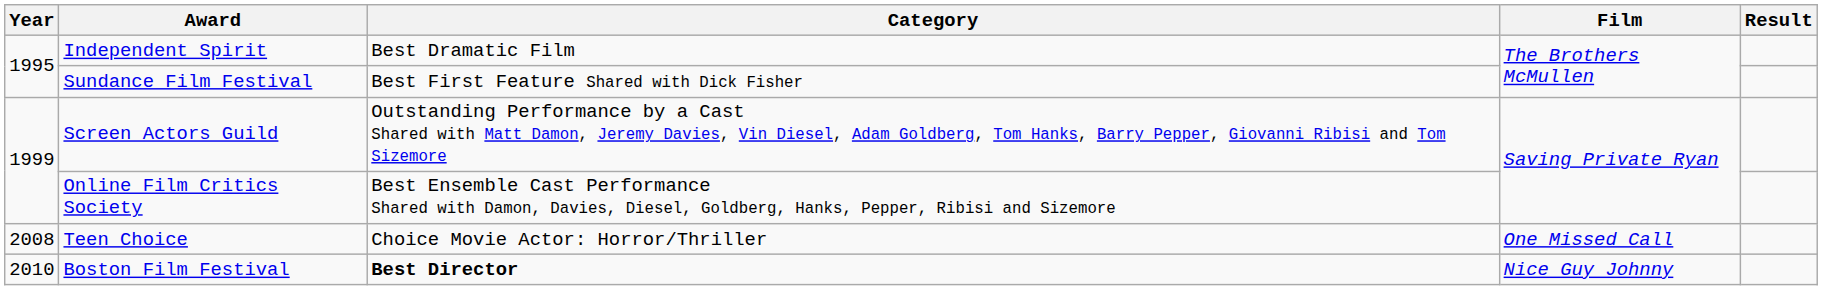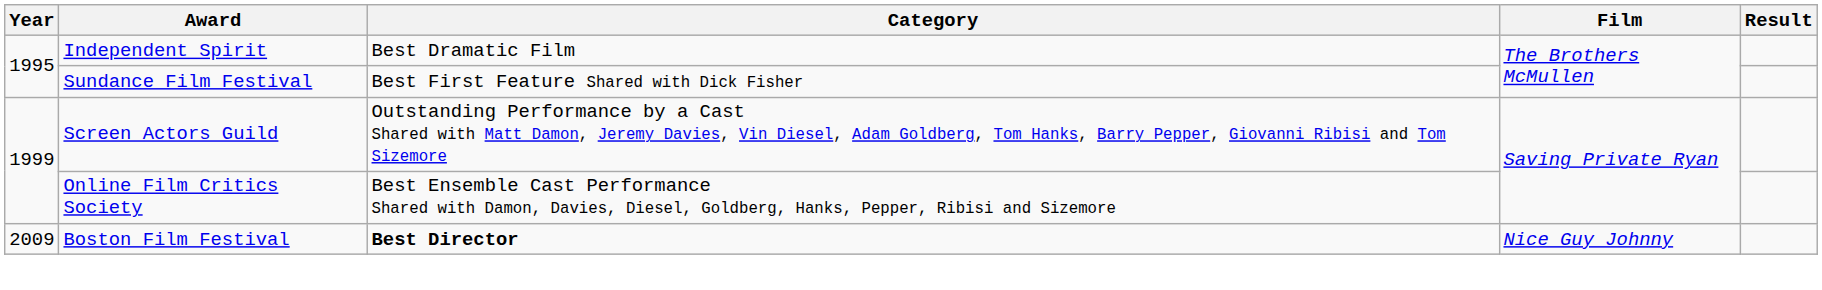- row: (126, 239)
(32, 270) 2010 -> (32, 239) 2009
